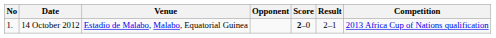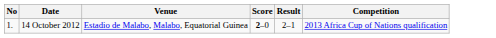- column: (271, 11)
